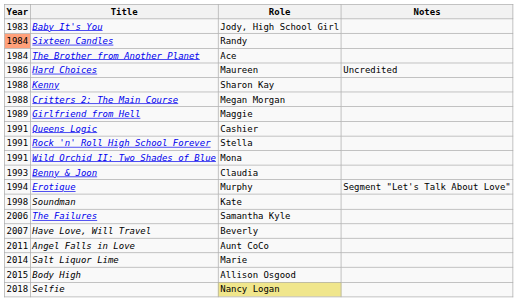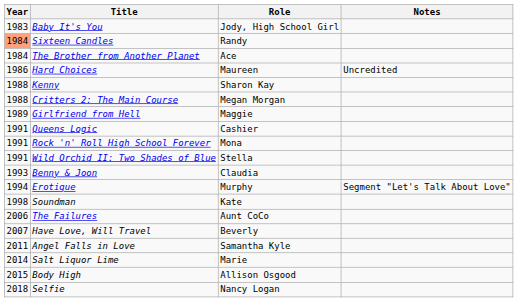(236, 143) Stella -> (231, 143) Mona
(231, 158) Mona -> (236, 158) Stella
(255, 216) Samantha Kyle -> (245, 216) Aunt CoCo
(245, 246) Aunt CoCo -> (255, 246) Samantha Kyle
(250, 289) khaki background -> (250, 289) no background
